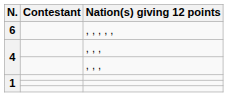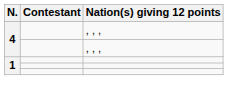- row: (12, 30)
